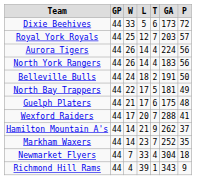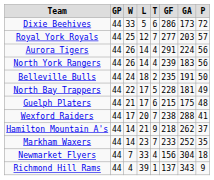+ column: (169, 11)
